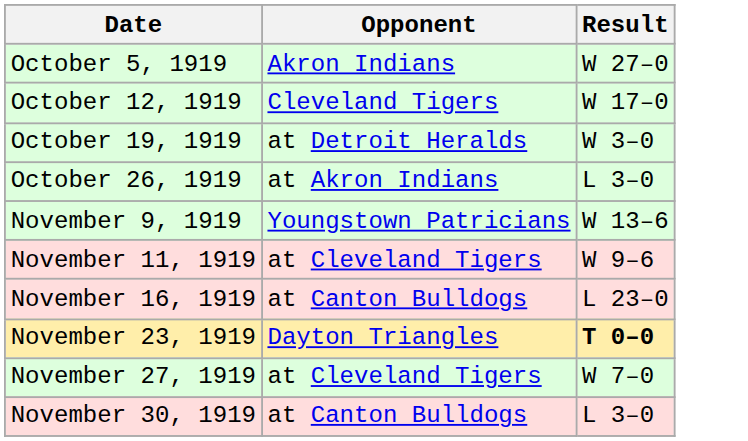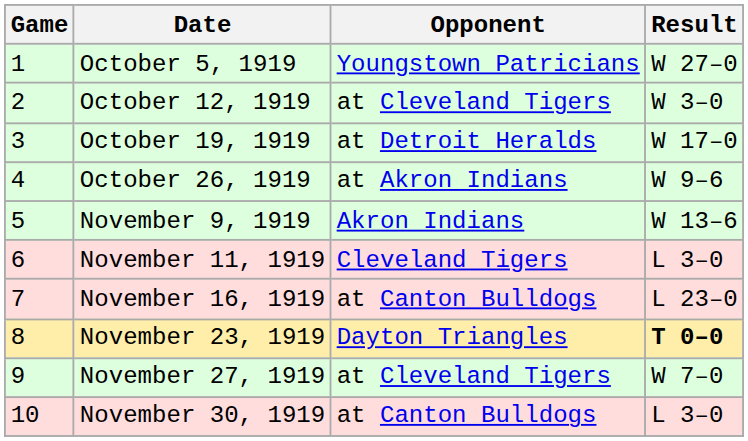+ column: (40, 25)
(361, 64) Akron Indians -> (488, 64) Youngstown Patricians
(383, 103) Cleveland Tigers -> (474, 103) at Cleveland Tigers
(625, 103) W 17–0 -> (687, 103) W 3–0
(618, 142) W 3–0 -> (694, 142) W 17–0
(618, 181) L 3–0 -> (687, 181) W 9–6
(419, 221) Youngstown Patricians -> (430, 221) Akron Indians
(405, 260) at Cleveland Tigers -> (452, 260) Cleveland Tigers
(618, 260) W 9–6 -> (687, 260) L 3–0
